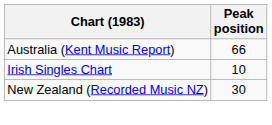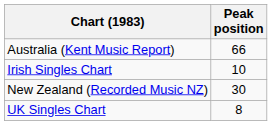+ row: (56, 110)
